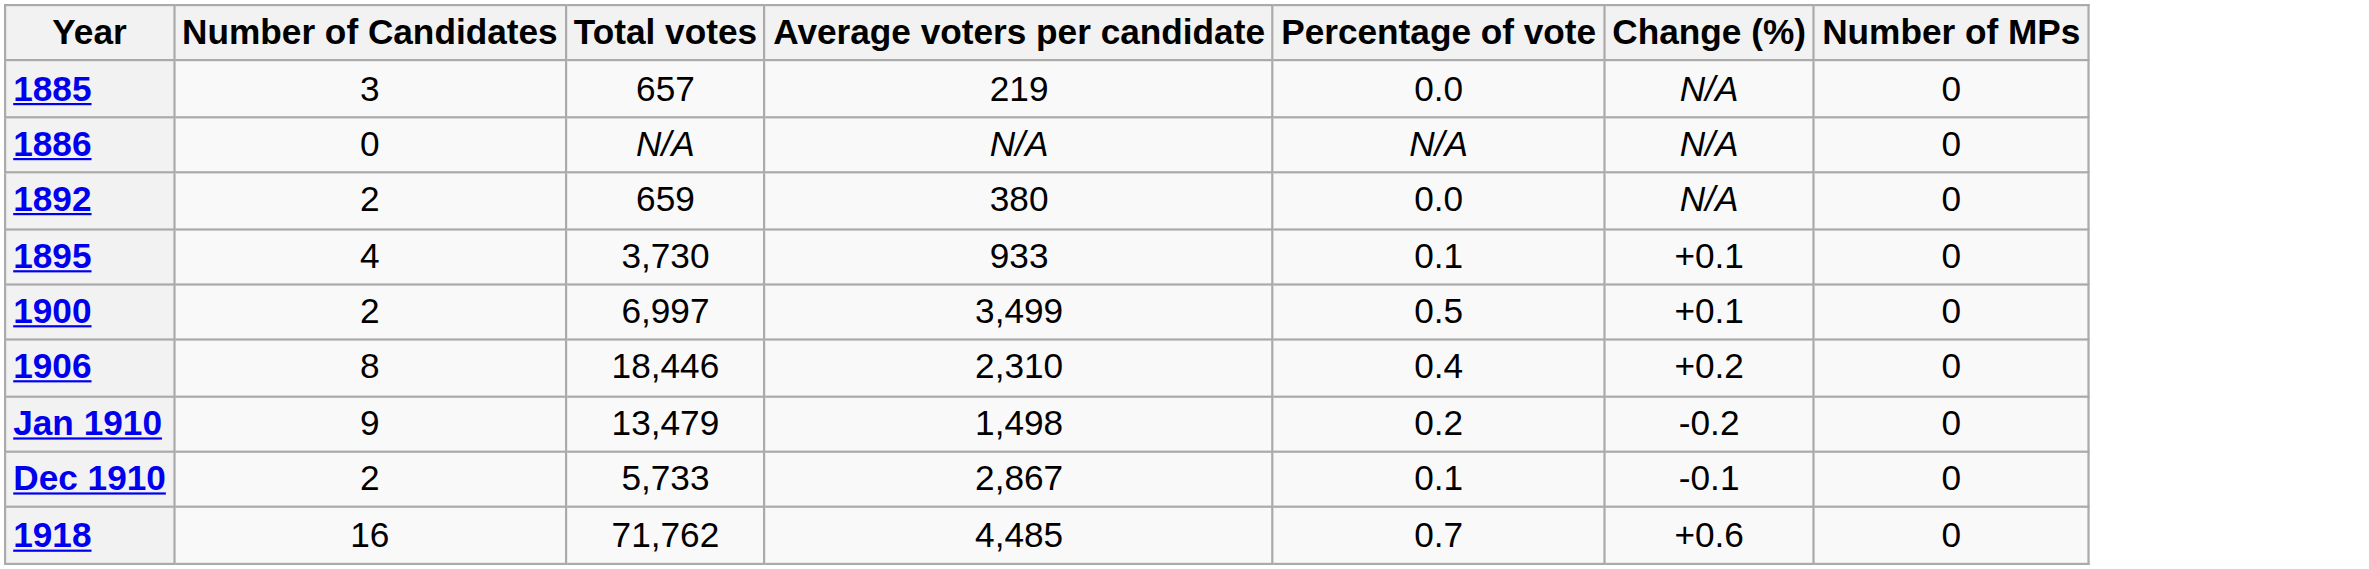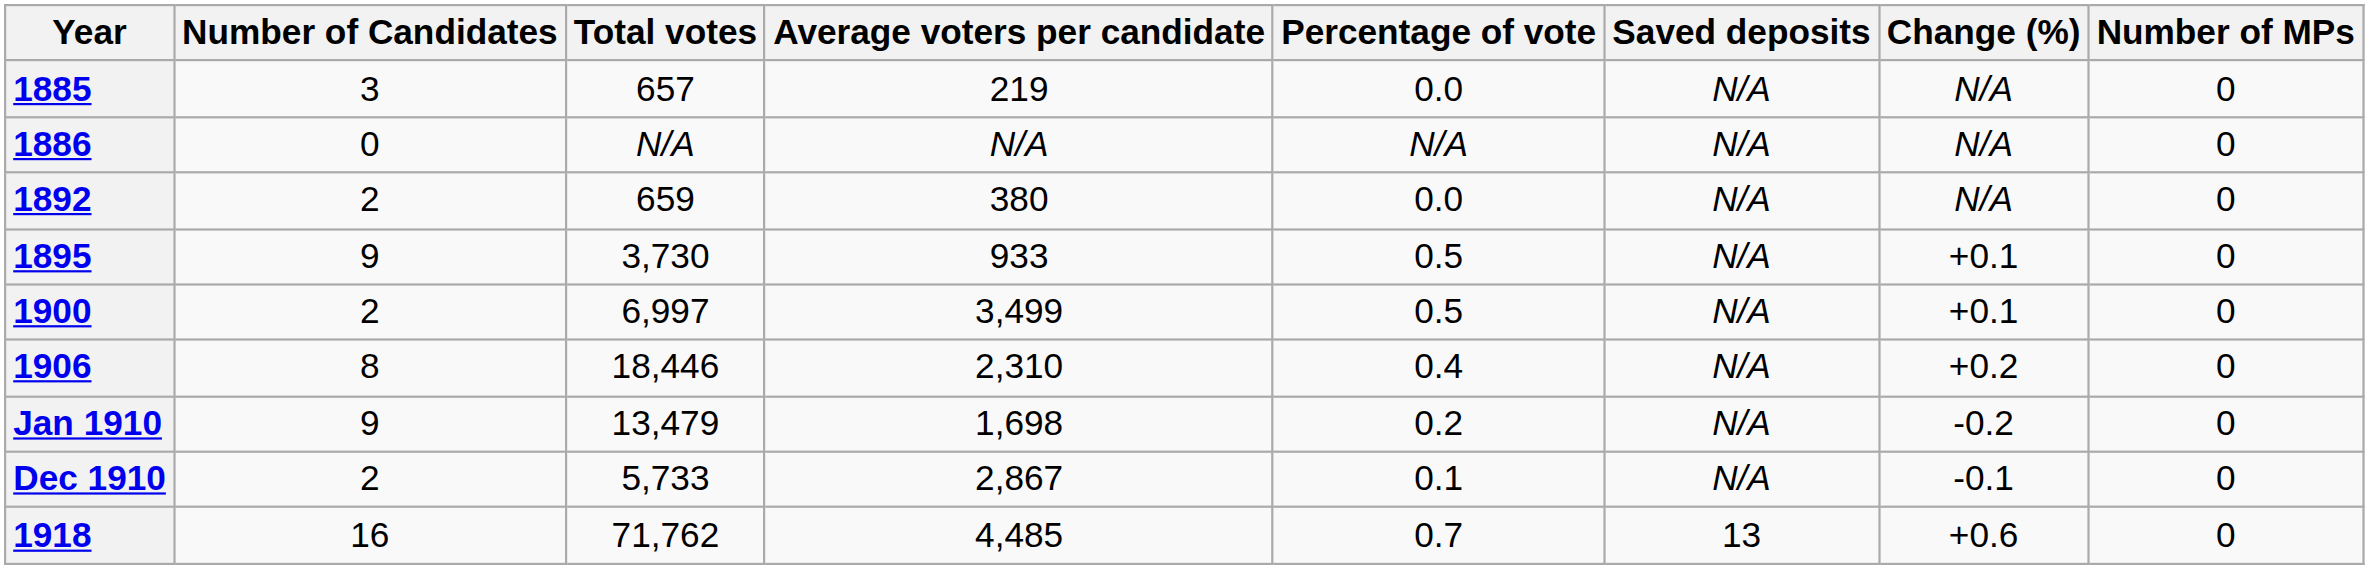+ column: (1741, 32)
(370, 255) 4 -> (370, 255) 9
(1439, 255) 0.1 -> (1439, 255) 0.5
(1019, 423) 1,498 -> (1019, 423) 1,698
